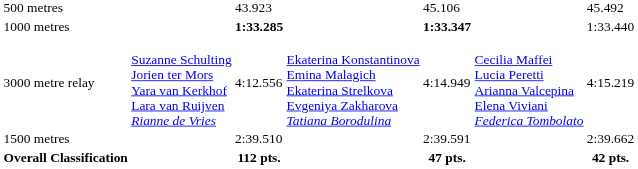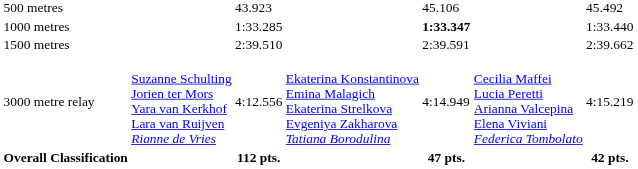(259, 26) bold -> (259, 26) normal
rows swapped: (37, 139) <-> (49, 82)
